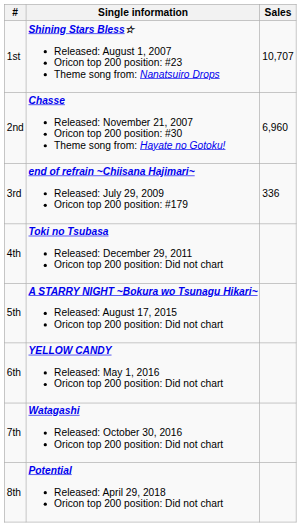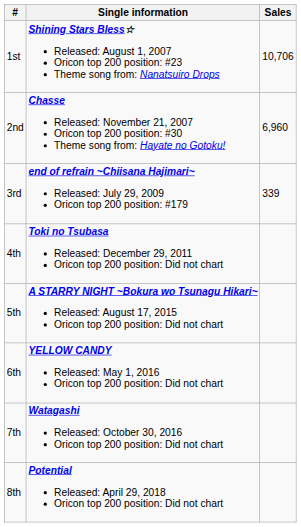(278, 56) 10,707 -> (278, 56) 10,706
(271, 193) 336 -> (271, 193) 339
